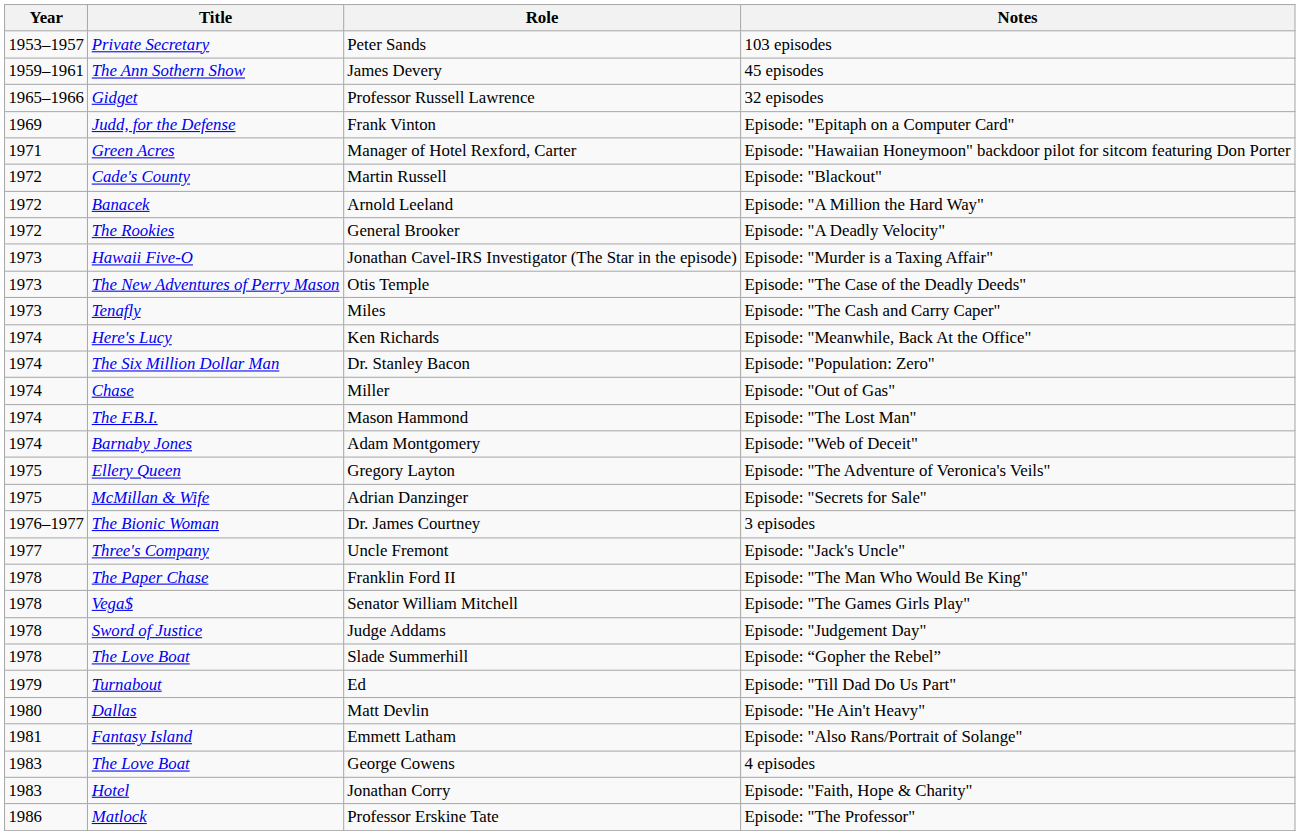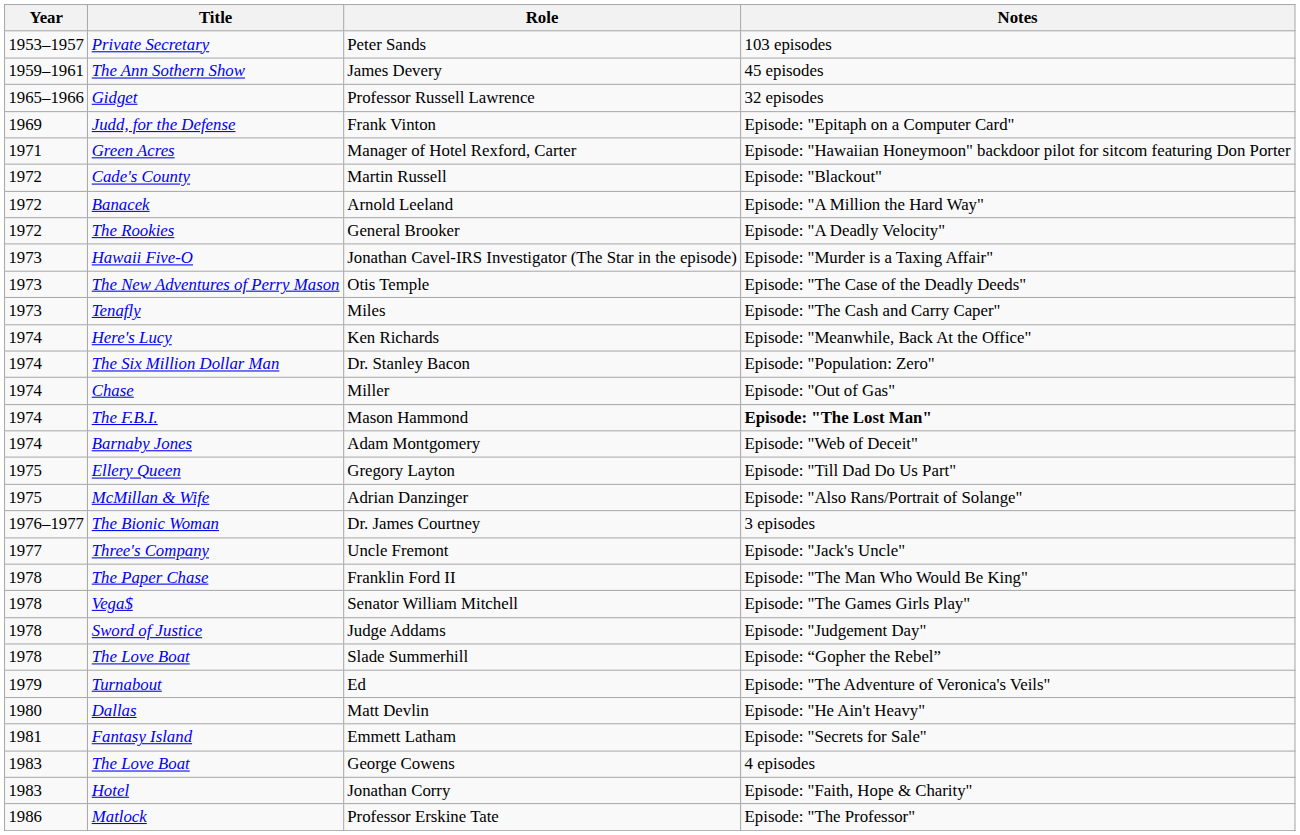(831, 417) normal -> (838, 417) bold
(897, 470) Episode: "The Adventure of Veronica's Veils" -> (850, 470) Episode: "Till Dad Do Us Part"
(836, 497) Episode: "Secrets for Sale" -> (883, 497) Episode: "Also Rans/Portrait of Solange"
(850, 683) Episode: "Till Dad Do Us Part" -> (897, 683) Episode: "The Adventure of Veronica's Veils"
(883, 737) Episode: "Also Rans/Portrait of Solange" -> (836, 737) Episode: "Secrets for Sale"
